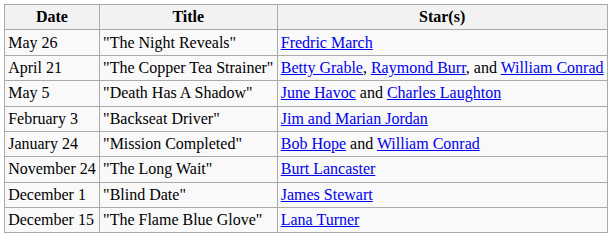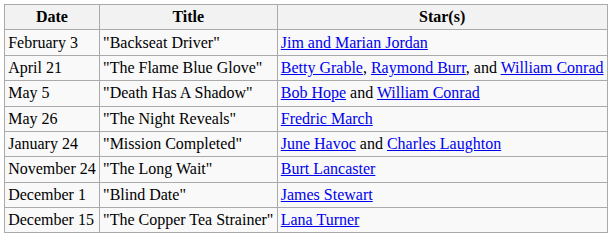rows swapped: (43, 118) <-> (33, 42)
(188, 67) "The Copper Tea Strainer" -> (183, 67) "The Flame Blue Glove"
(391, 93) June Havoc and Charles Laughton -> (380, 93) Bob Hope and William Conrad
(380, 144) Bob Hope and William Conrad -> (391, 144) June Havoc and Charles Laughton
(183, 220) "The Flame Blue Glove" -> (188, 220) "The Copper Tea Strainer"
